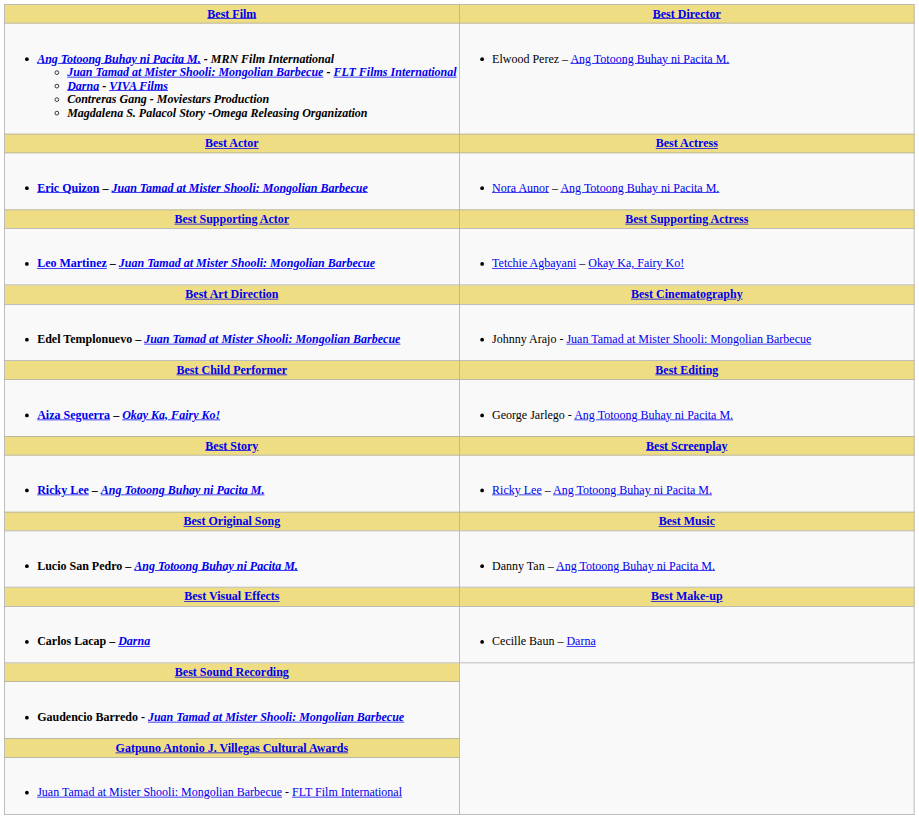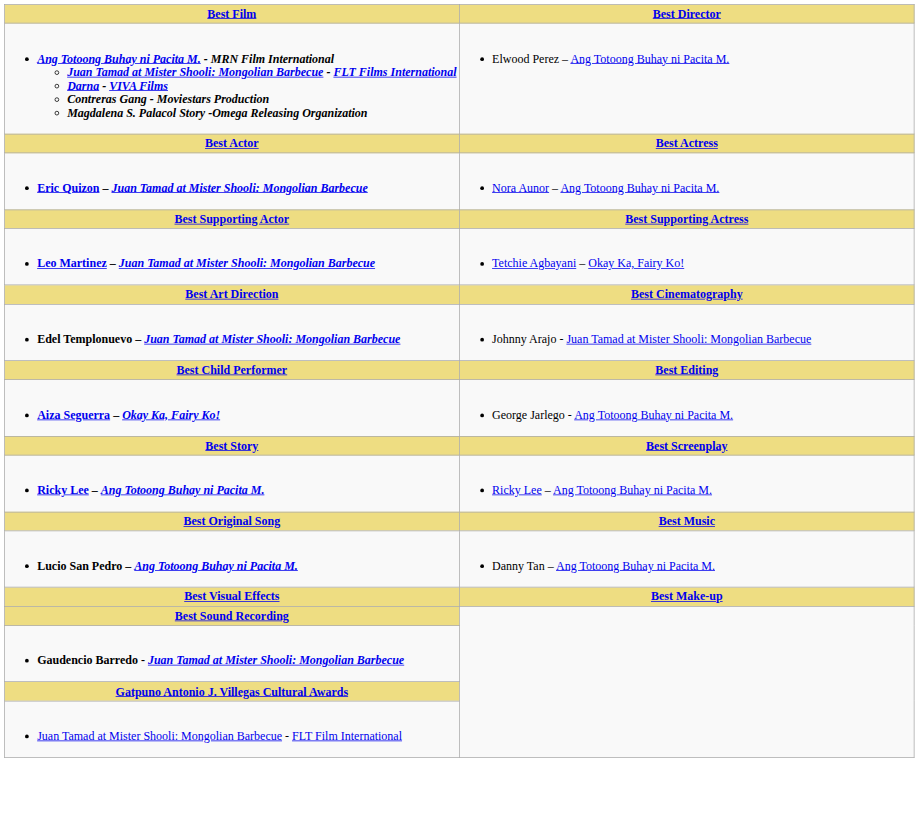- row: (232, 641)
